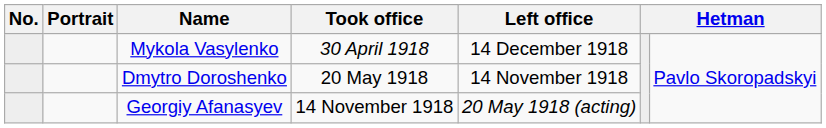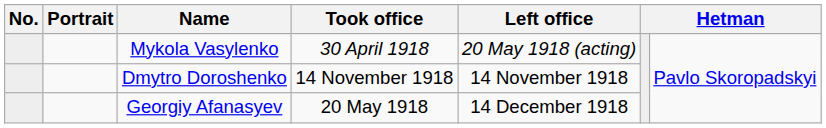(549, 48) 14 December 1918 -> (549, 48) 20 May 1918 (acting)
(374, 78) 20 May 1918 -> (374, 78) 14 November 1918
(374, 107) 14 November 1918 -> (374, 107) 20 May 1918
(549, 107) 20 May 1918 (acting) -> (549, 107) 14 December 1918
